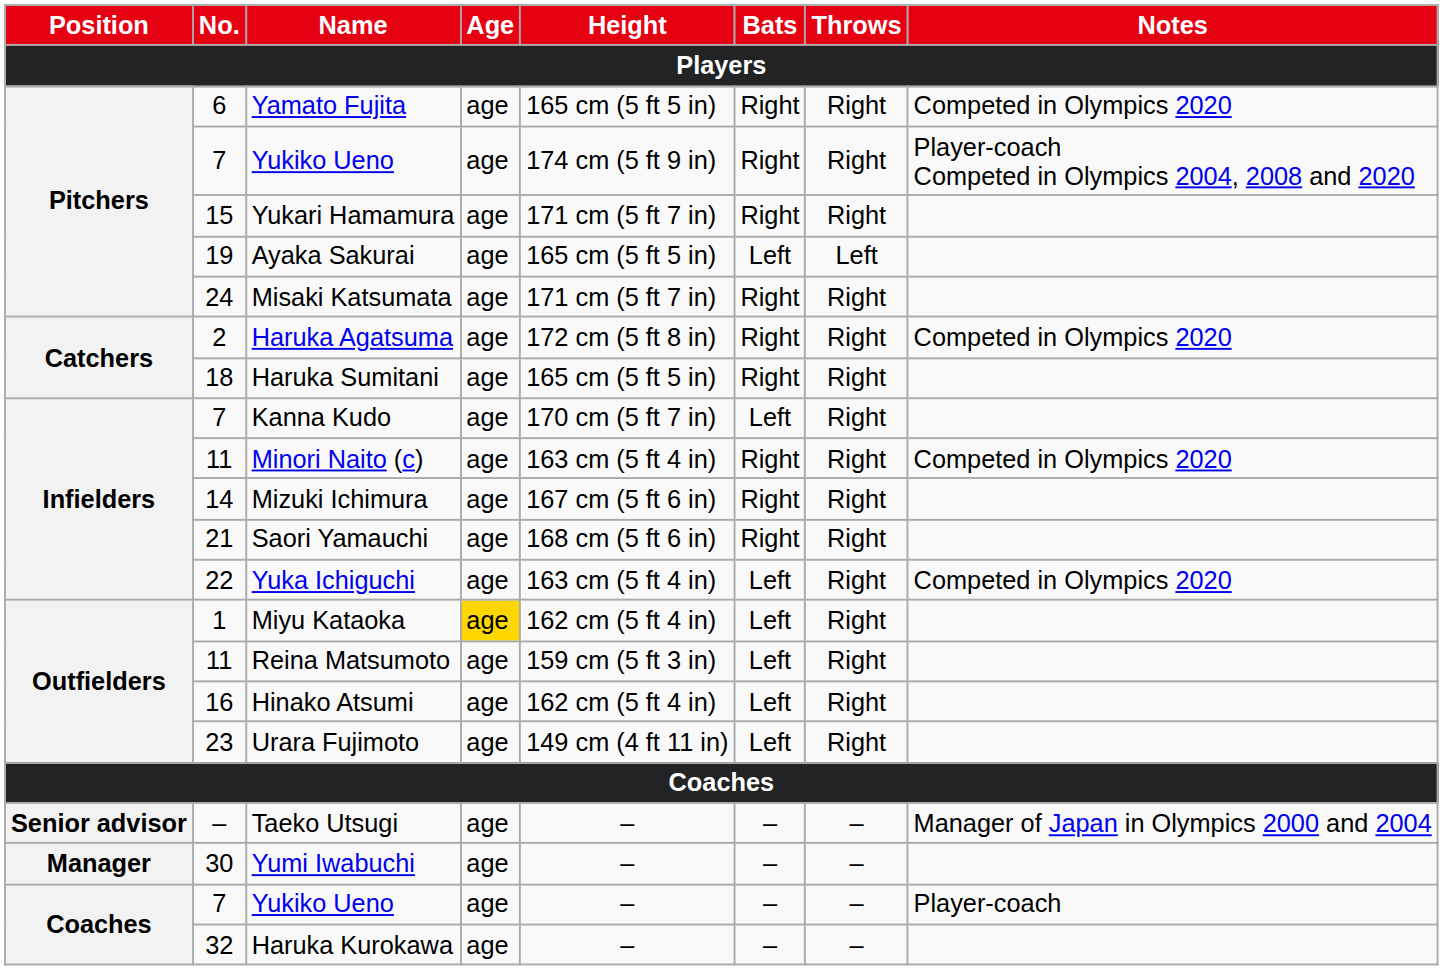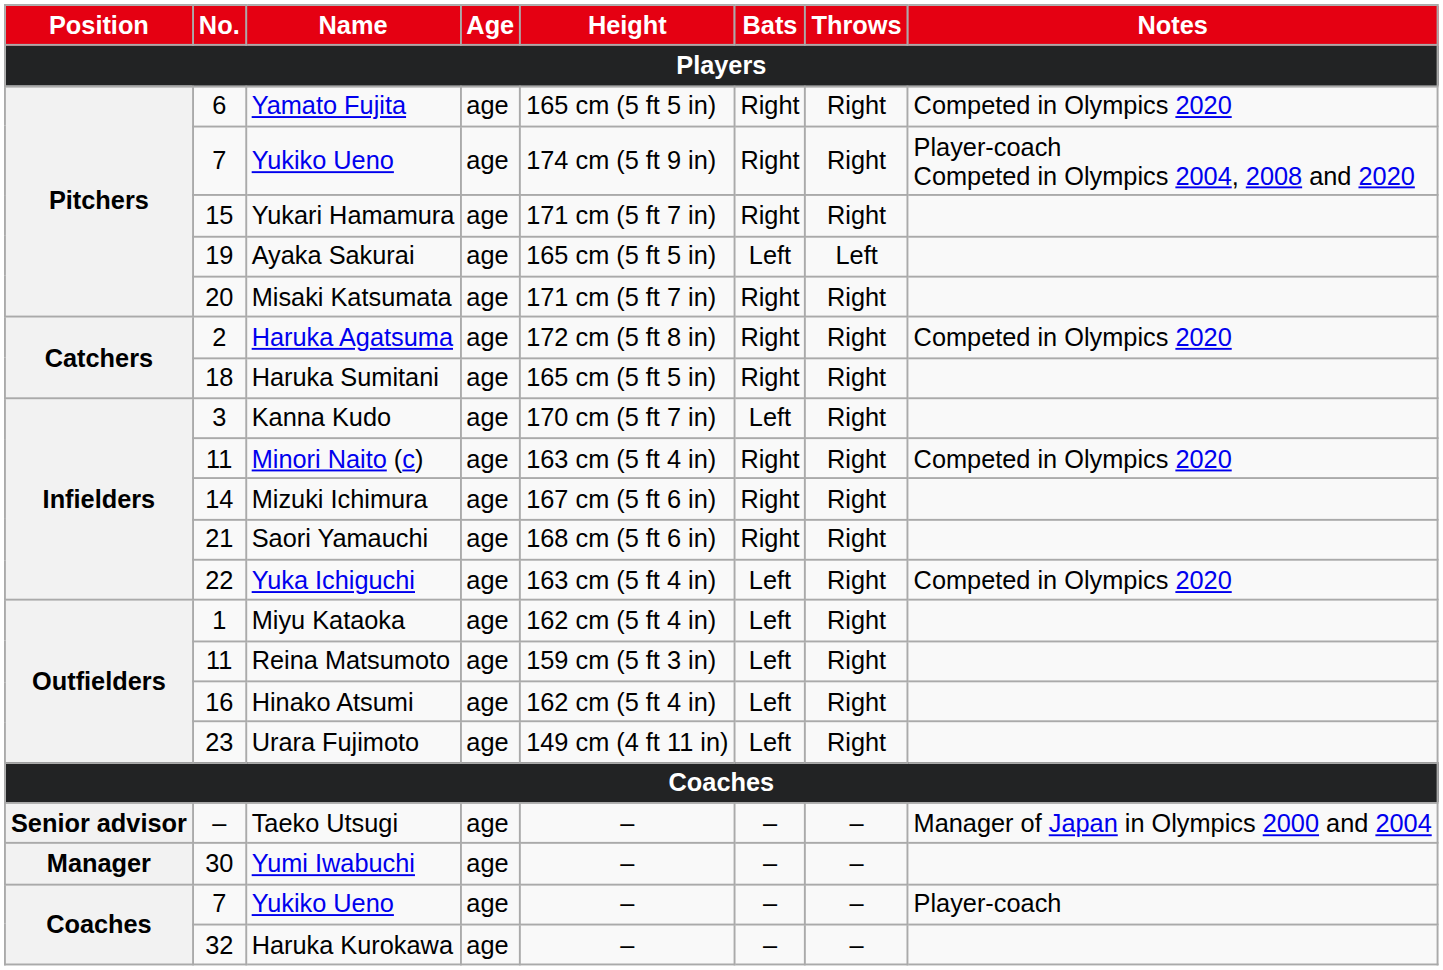(219, 297) 24 -> (219, 297) 20
(219, 418) 7 -> (219, 418) 3
(487, 621) gold background -> (487, 621) no background
